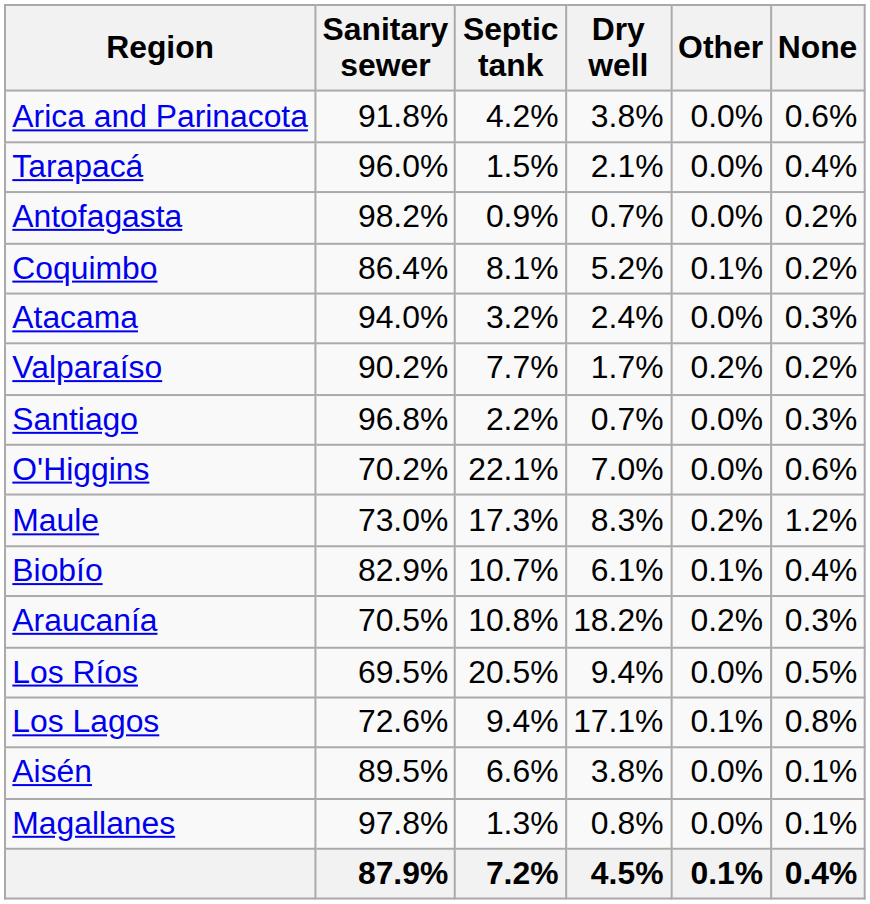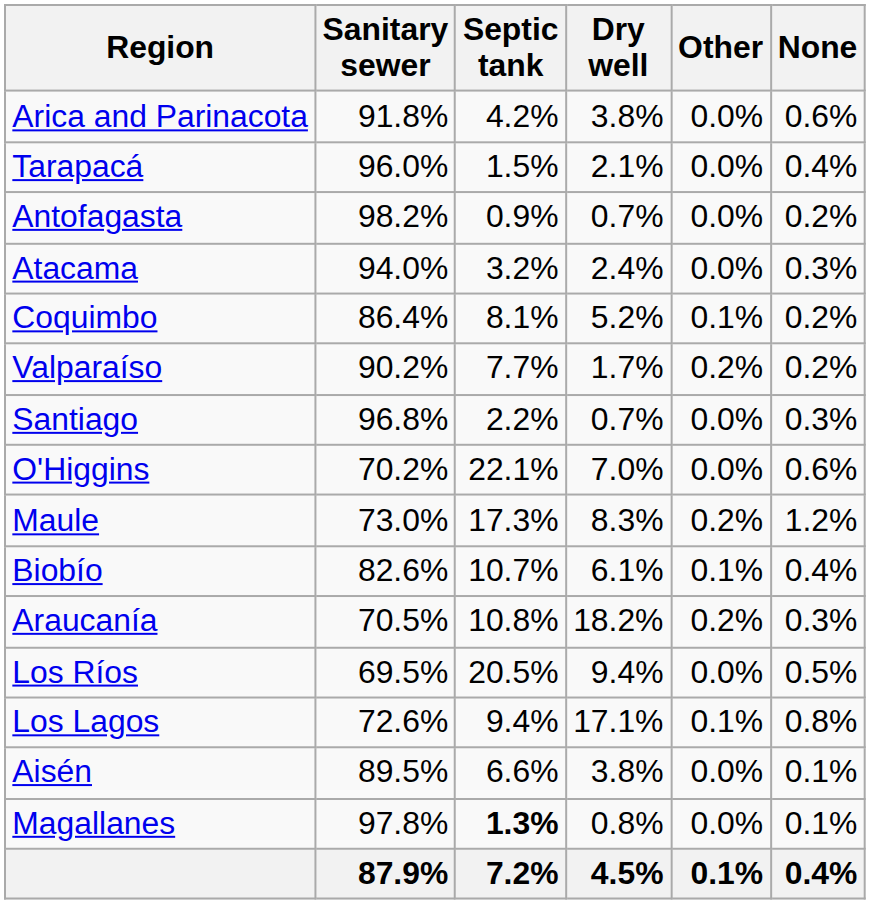rows swapped: (75, 318) <-> (85, 267)
(403, 570) 82.9% -> (403, 570) 82.6%
(522, 823) normal -> (522, 823) bold
